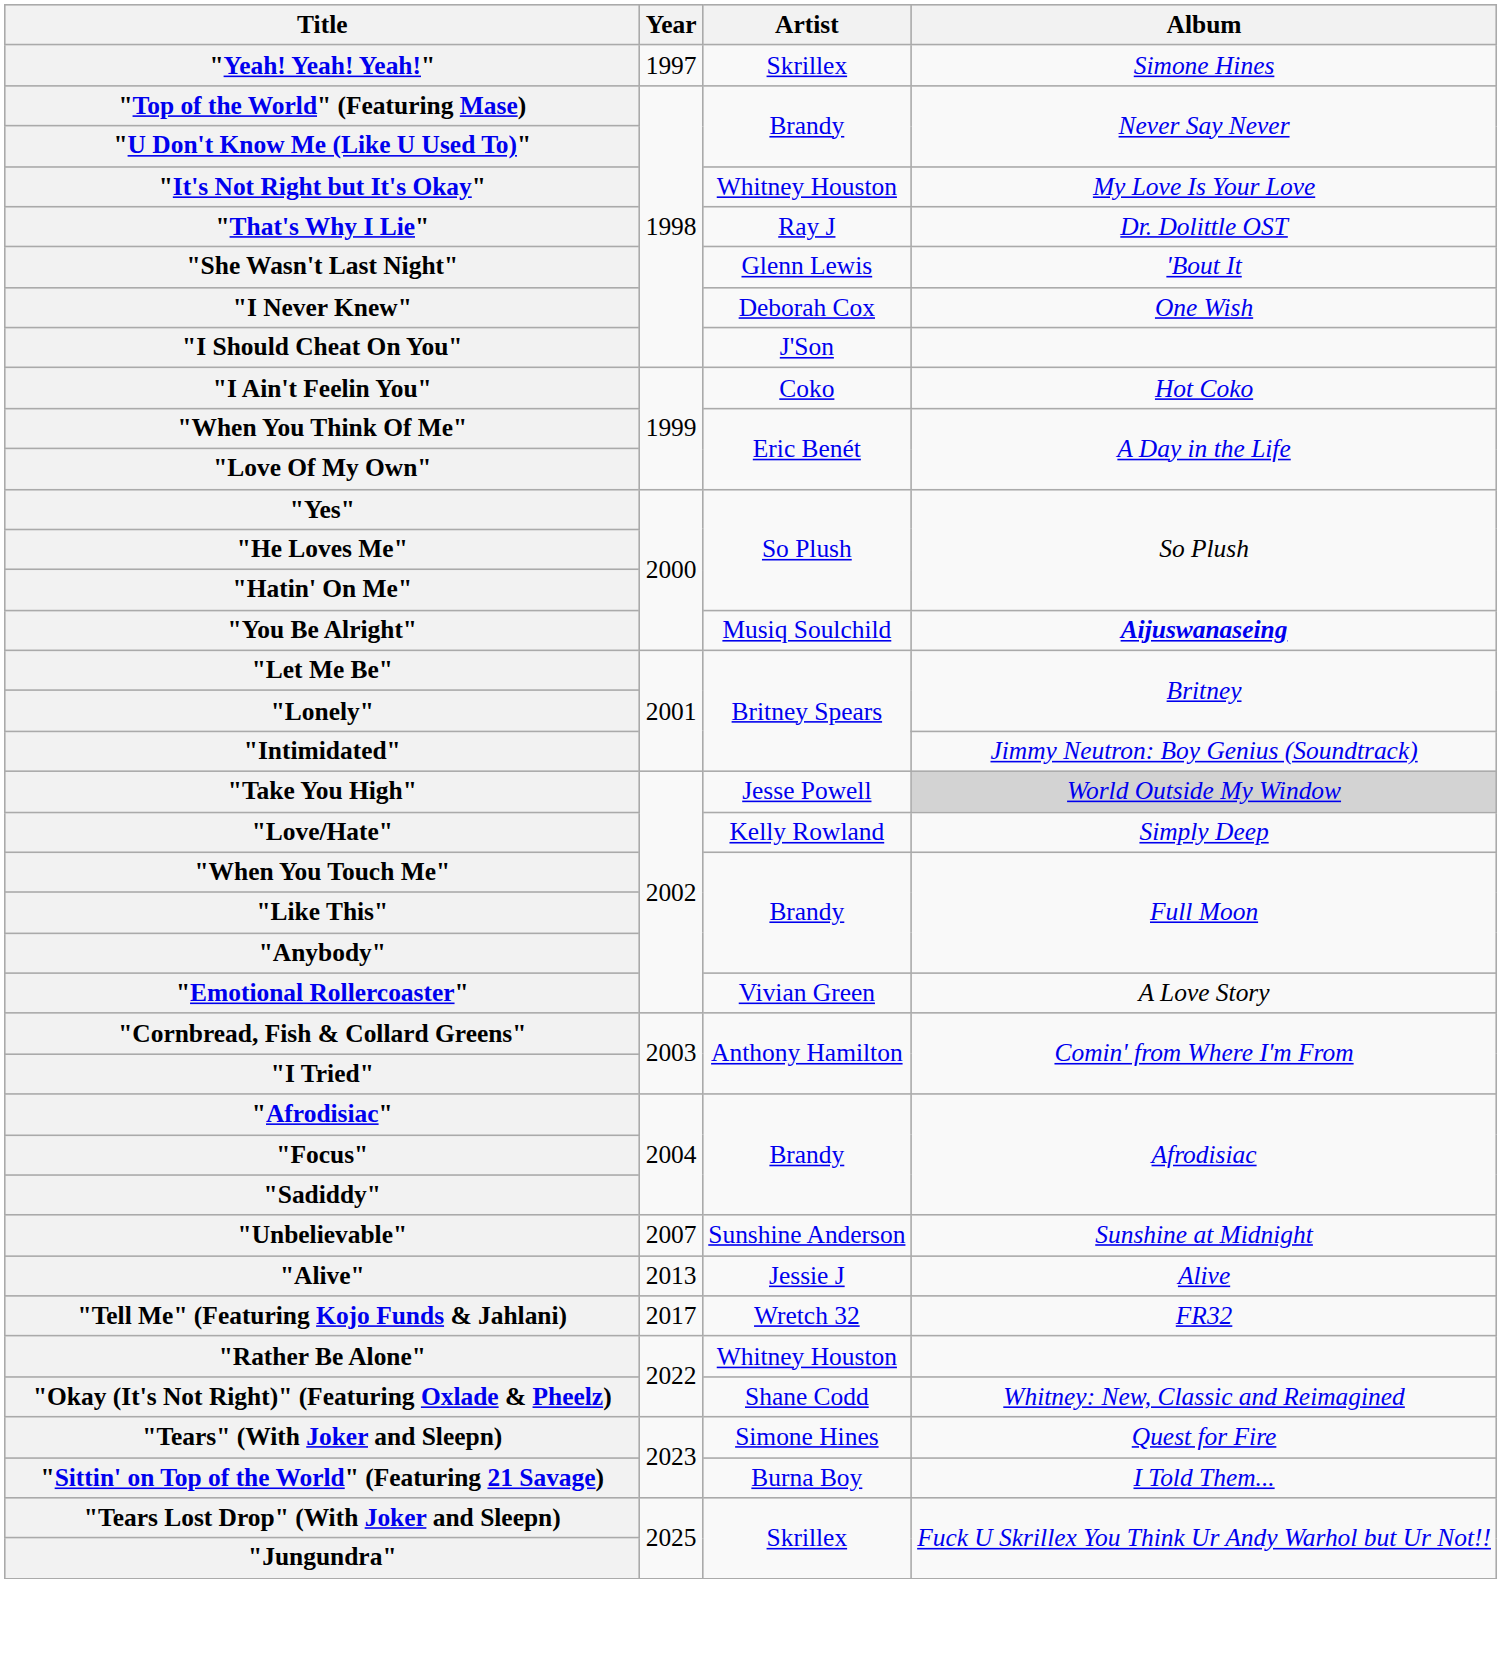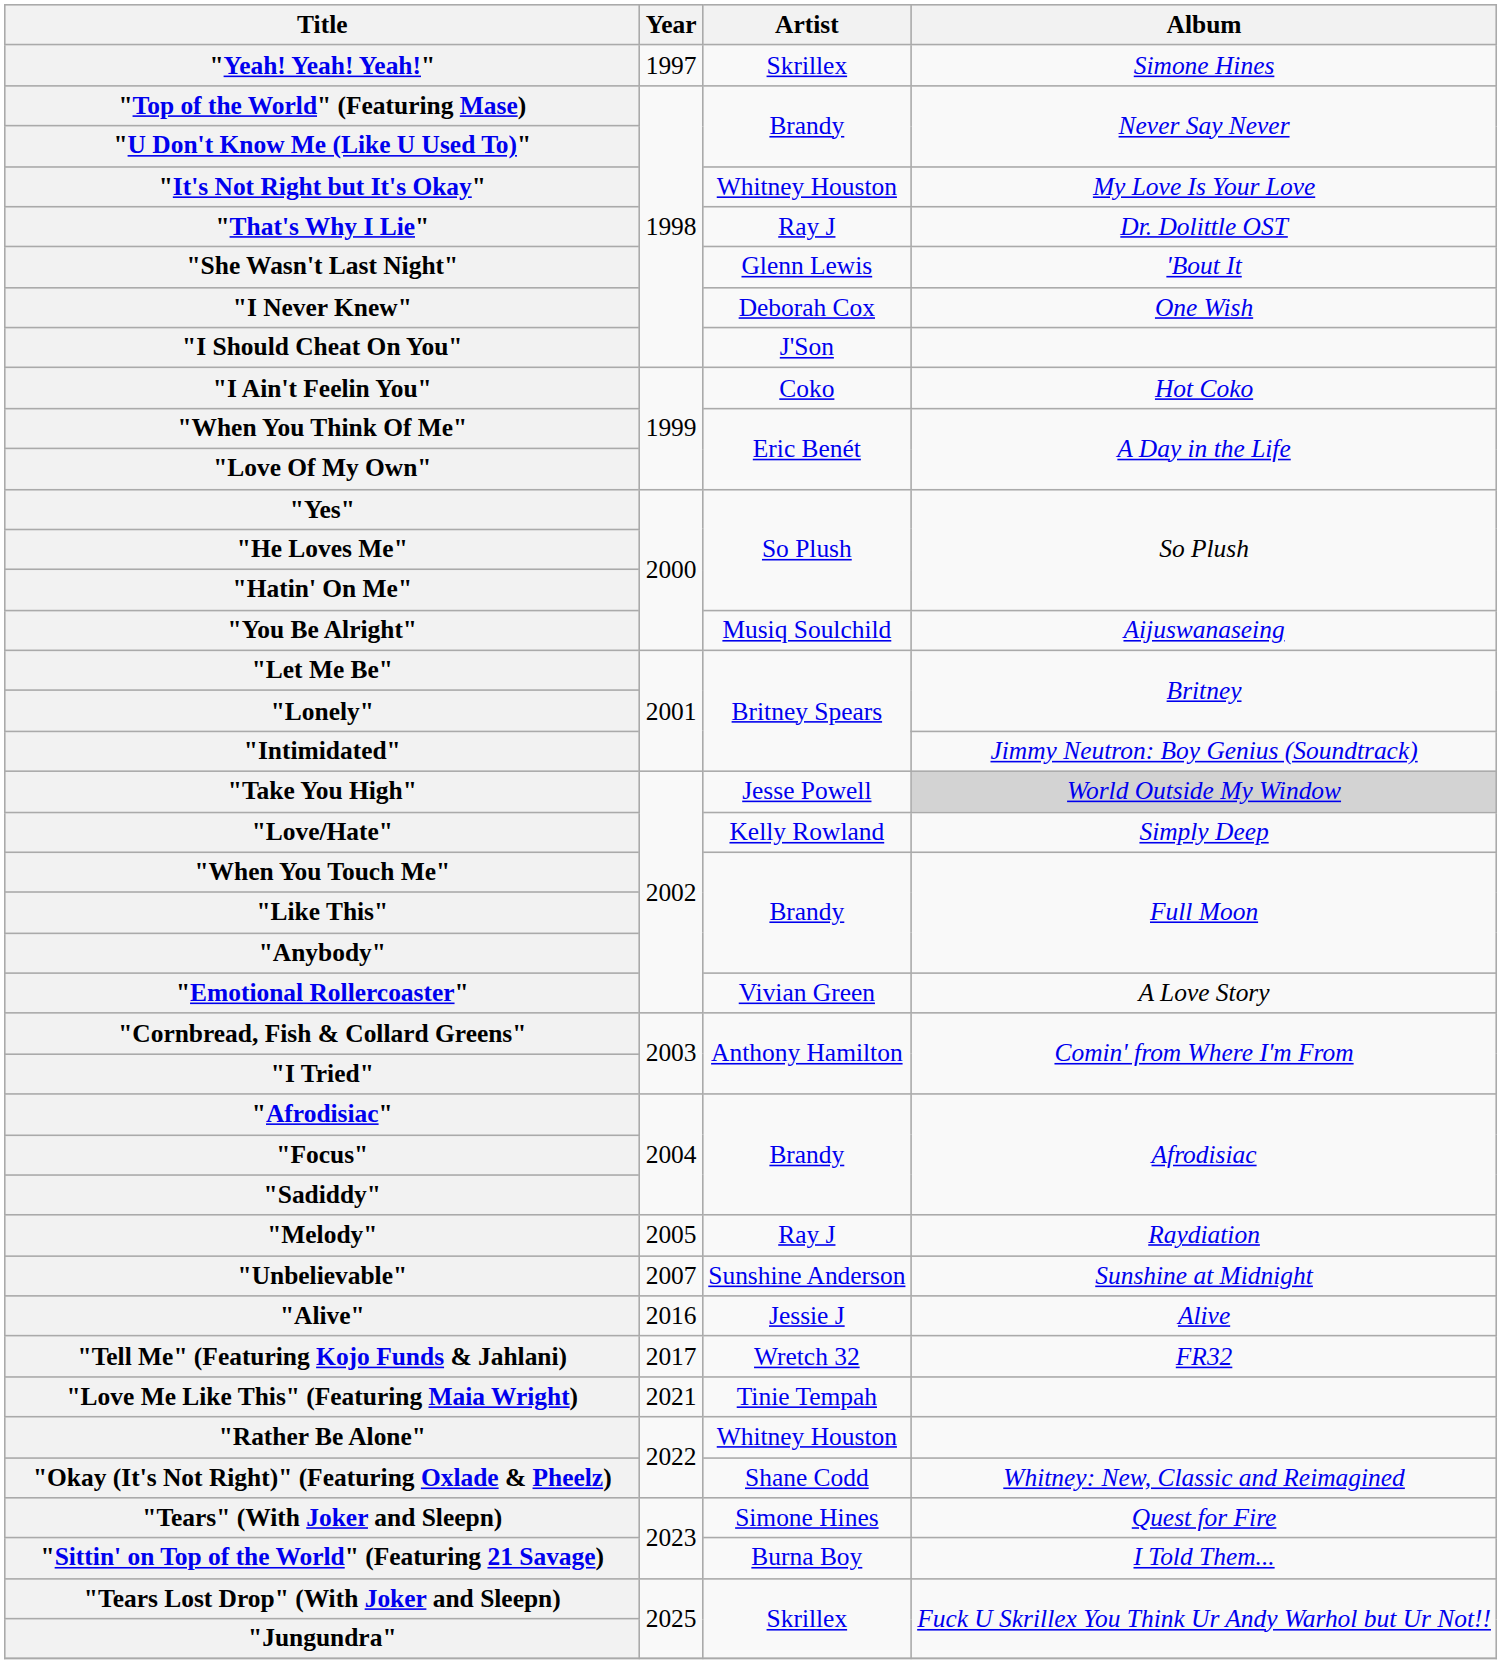(1204, 629) bold -> (1204, 629) normal
+ row: (322, 1235)
(671, 1275) 2013 -> (671, 1315) 2016
+ row: (322, 1396)
